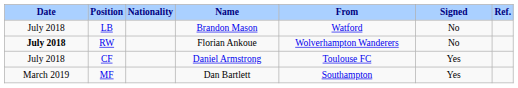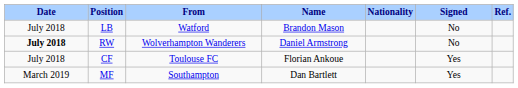columns swapped: (150, 12) <-> (347, 12)
(227, 44) Florian Ankoue -> (314, 44) Daniel Armstrong
(227, 59) Daniel Armstrong -> (314, 59) Florian Ankoue
